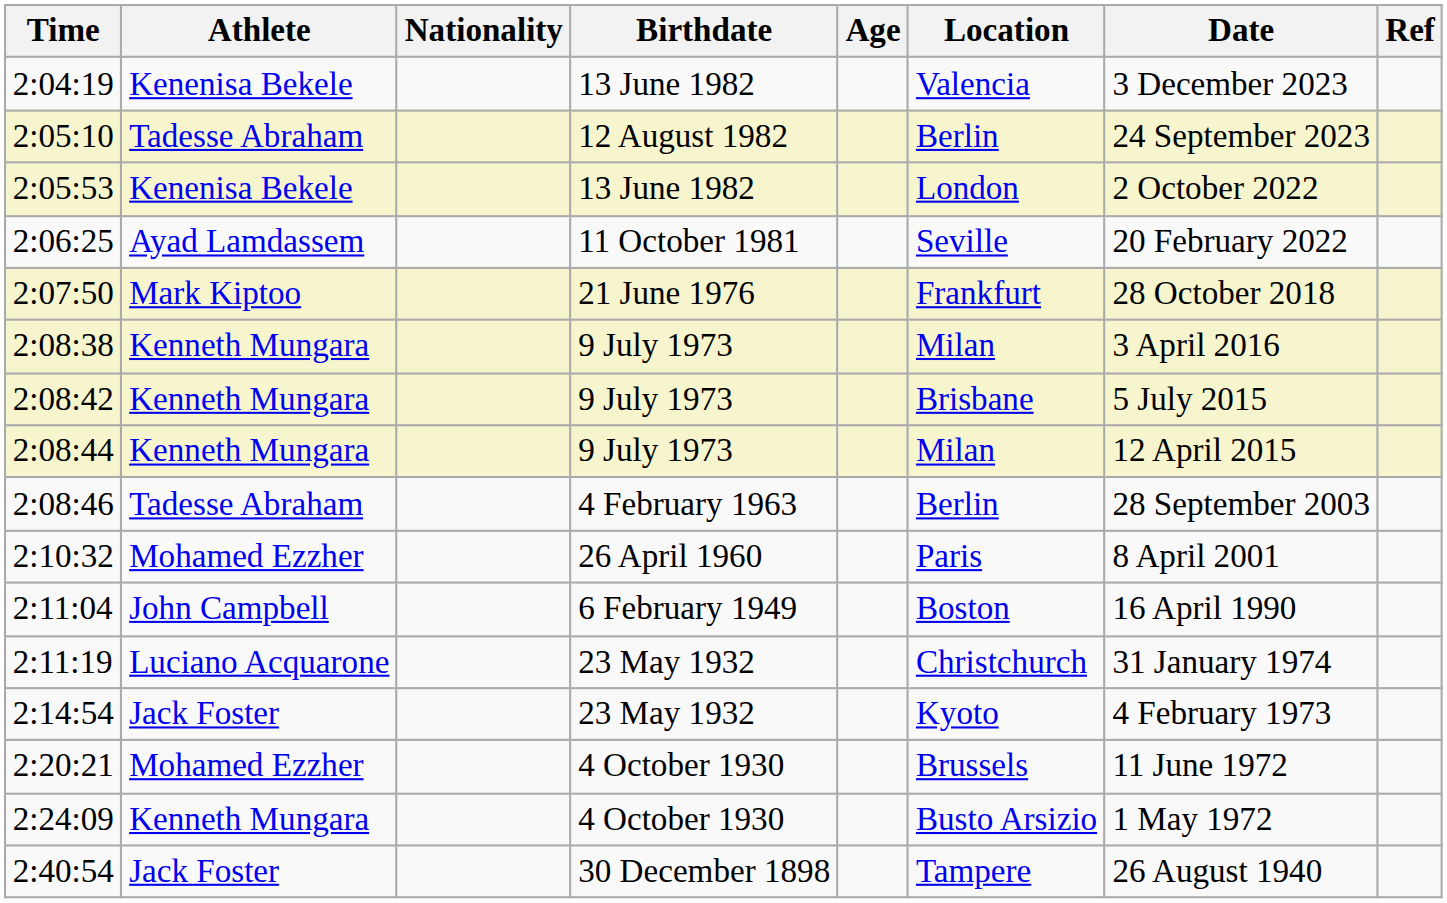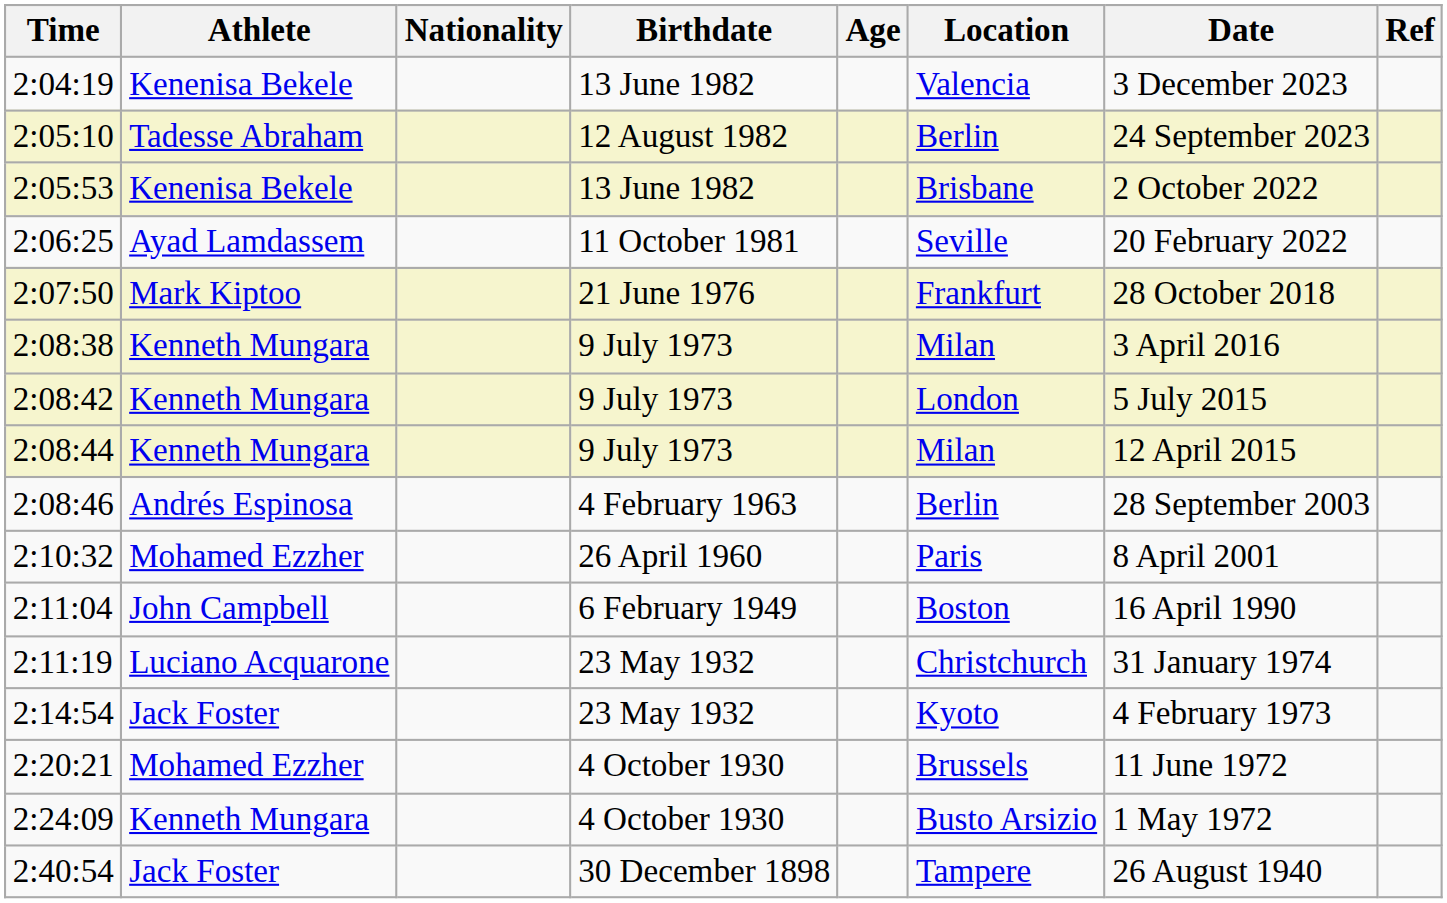(967, 188) London -> (975, 188) Brisbane
(975, 398) Brisbane -> (967, 398) London
(246, 503) Tadesse Abraham -> (241, 503) Andrés Espinosa
